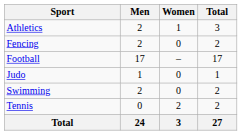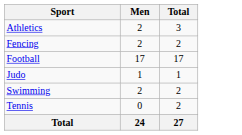- column: (178, 12)
